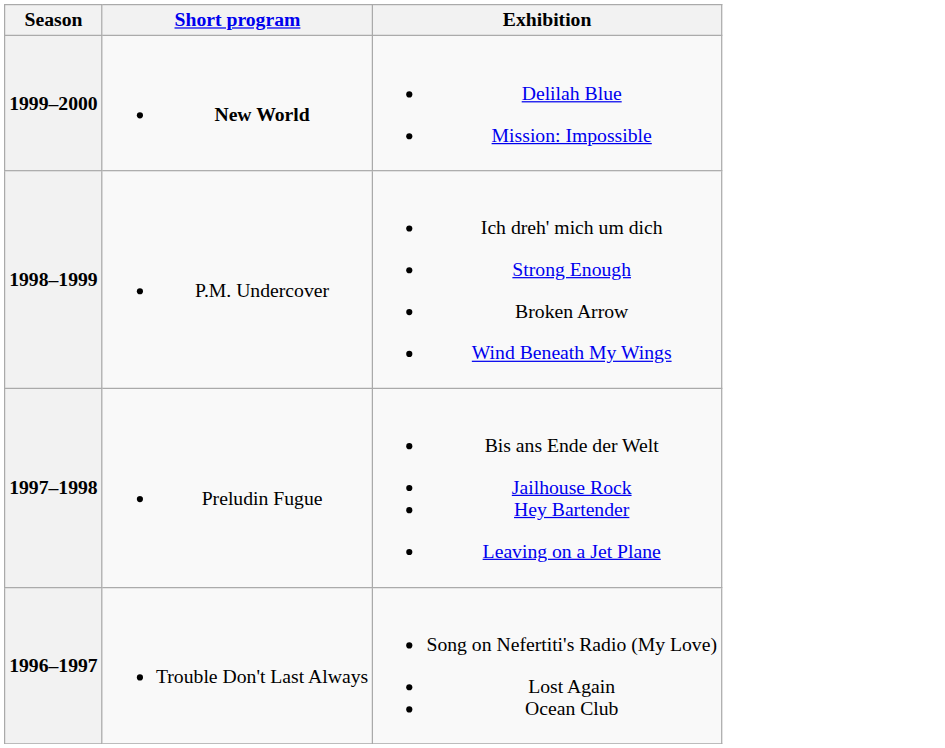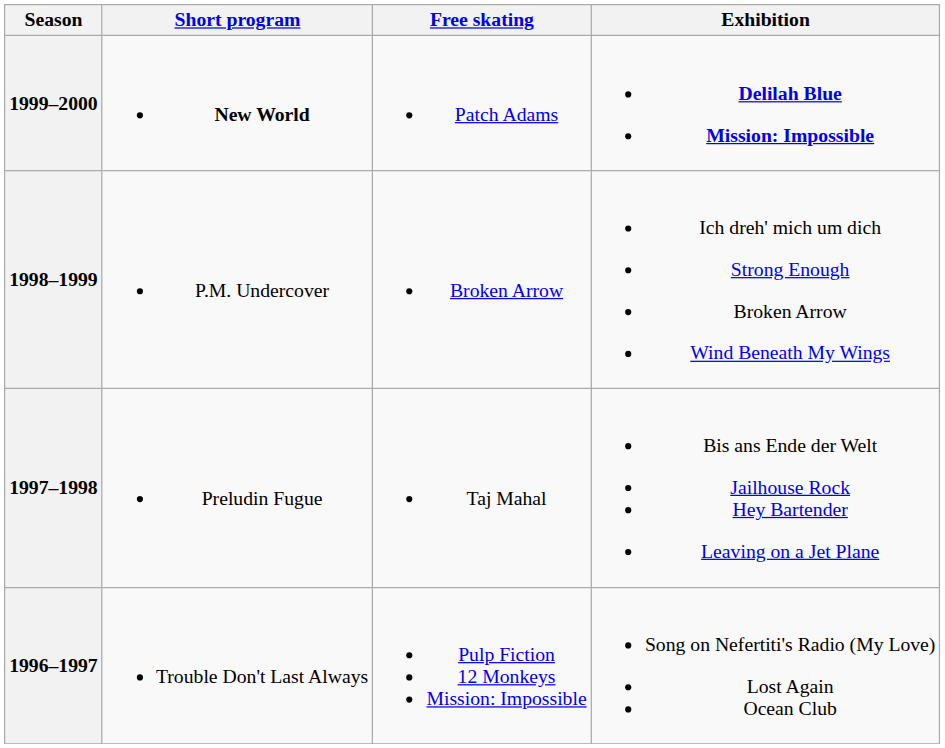+ column: (482, 20)
(547, 114) normal -> (766, 114) bold
